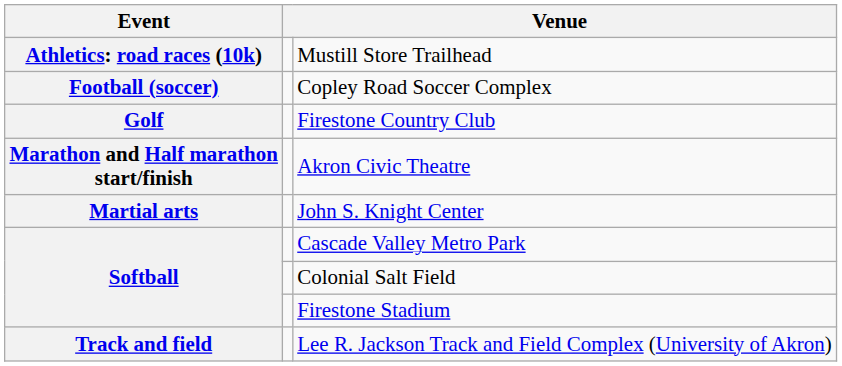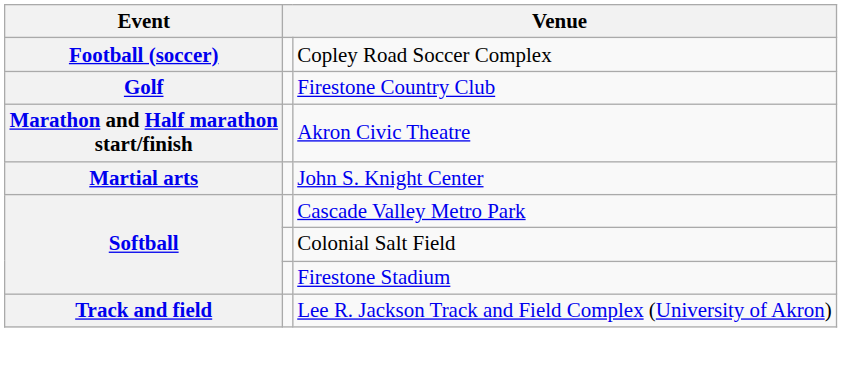- row: (394, 54)
